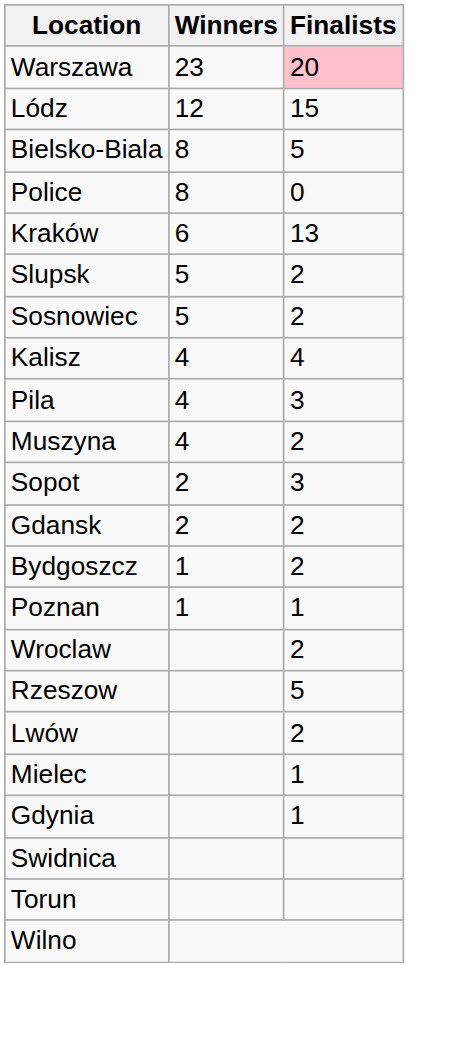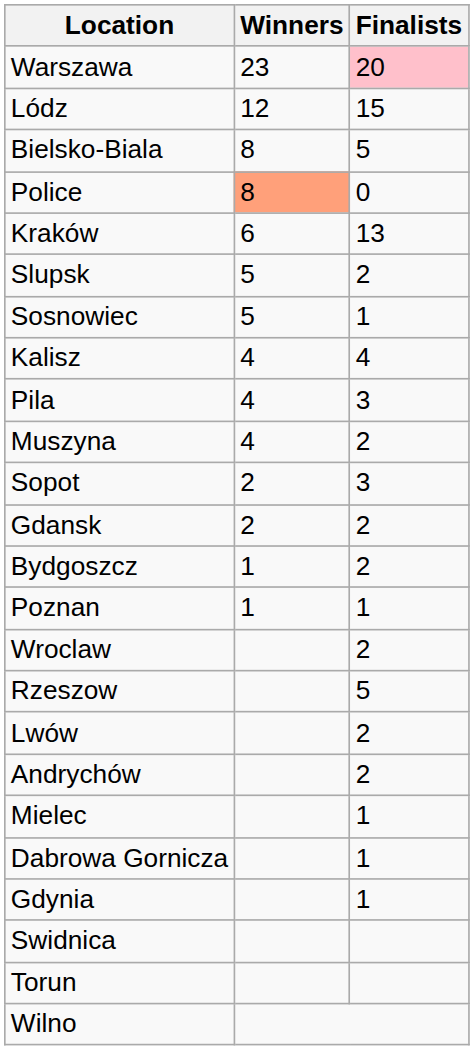(182, 191) no background -> (248, 191) lightsalmon background
(297, 316) 2 -> (363, 316) 1
+ row: (76, 774)
+ row: (120, 857)
